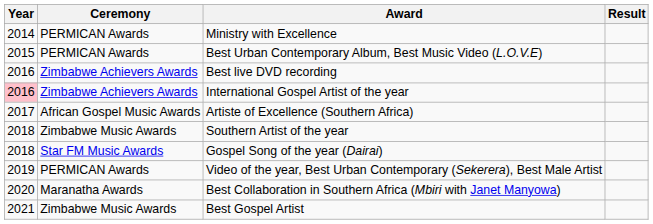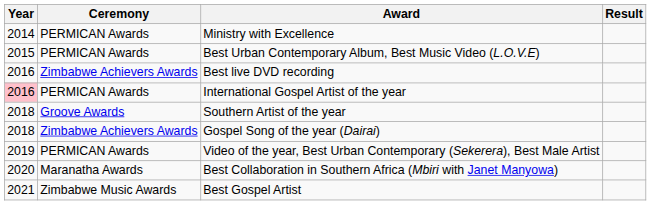(119, 92) Zimbabwe Achievers Awards -> (95, 92) PERMICAN Awards
- row: (310, 111)
(108, 131) Zimbabwe Music Awards -> (82, 111) Groove Awards
(102, 151) Star FM Music Awards -> (119, 131) Zimbabwe Achievers Awards
